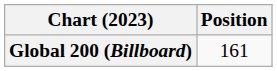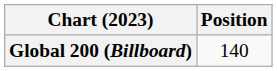(234, 50) 161 -> (234, 50) 140
